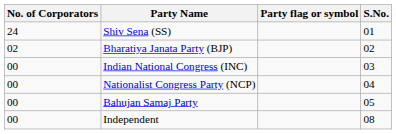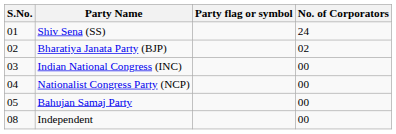columns swapped: (376, 13) <-> (53, 13)
